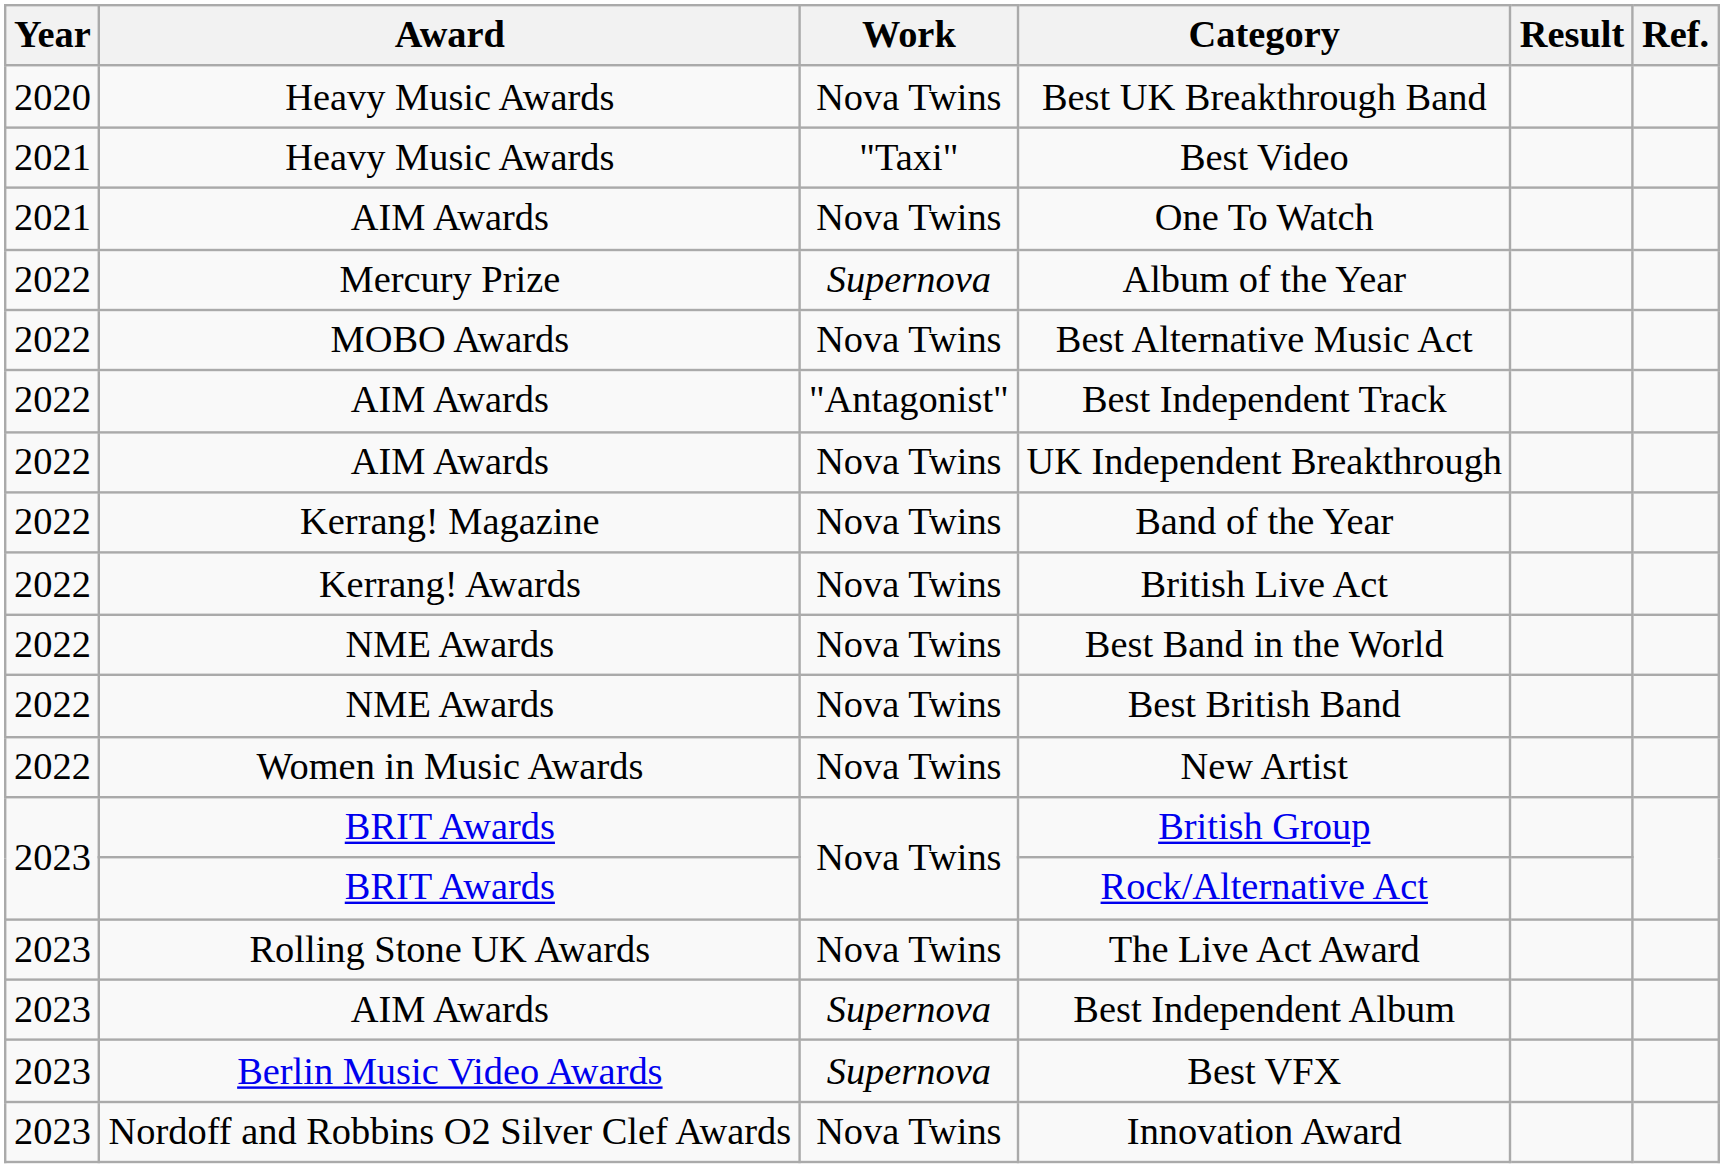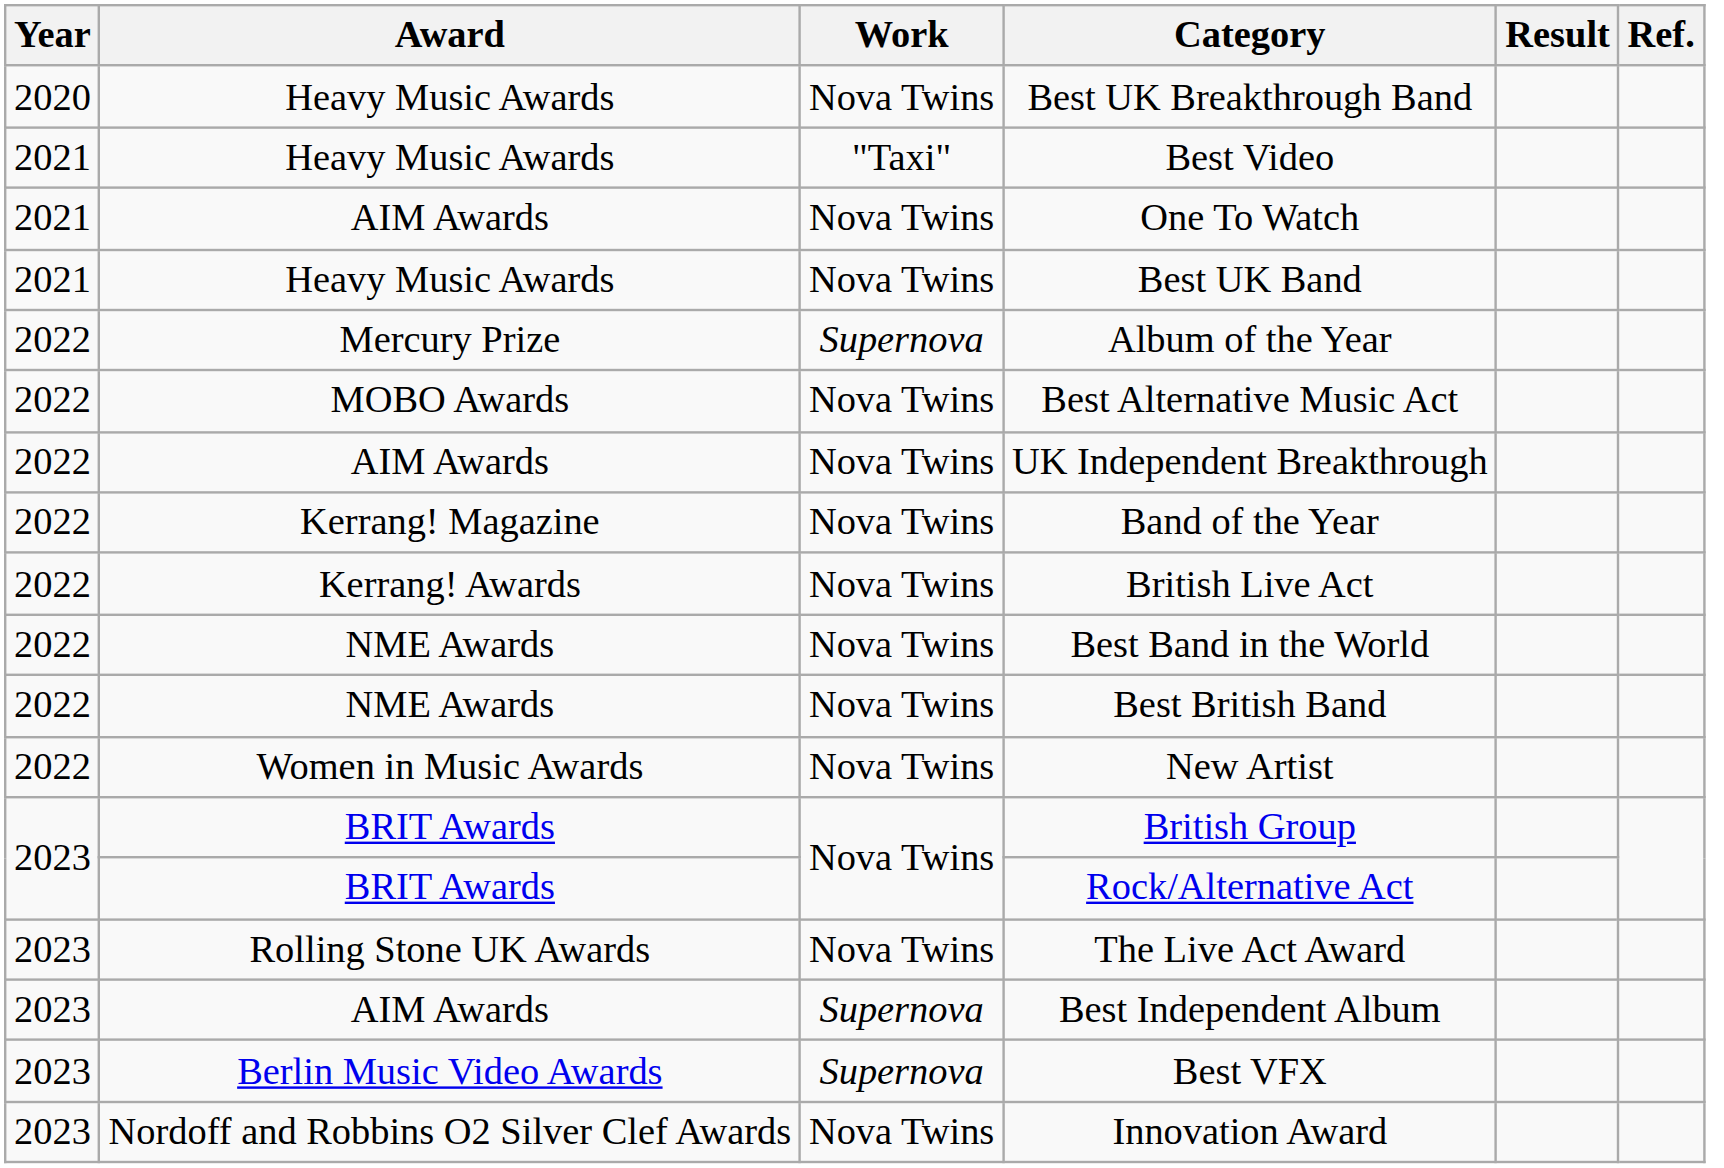+ row: (1250, 278)
- row: (1264, 400)
